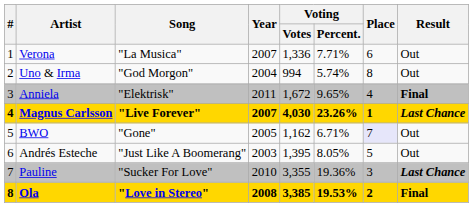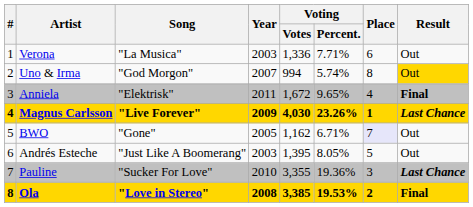(264, 53) 2007 -> (264, 53) 2003
(264, 73) 2004 -> (264, 73) 2007
(410, 73) no background -> (410, 73) gold background
(264, 113) 2007 -> (264, 113) 2009
